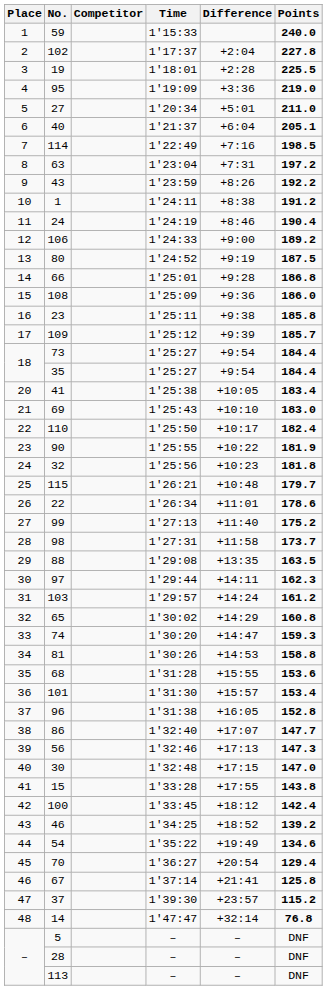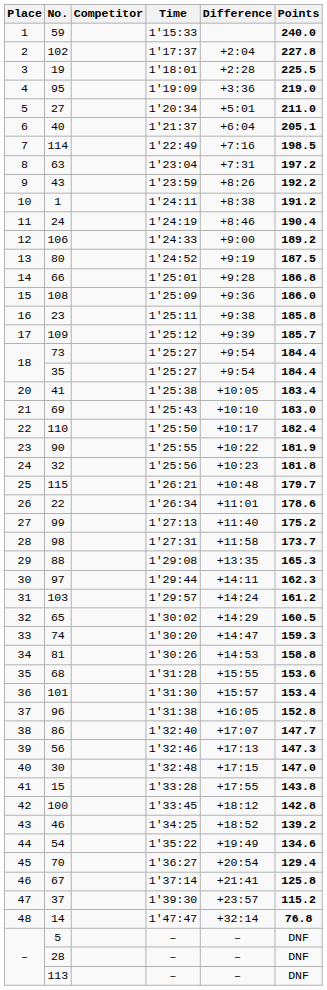(299, 561) 163.5 -> (299, 561) 165.3
(299, 617) 160.8 -> (299, 617) 160.5
(299, 806) 142.4 -> (299, 806) 142.8
